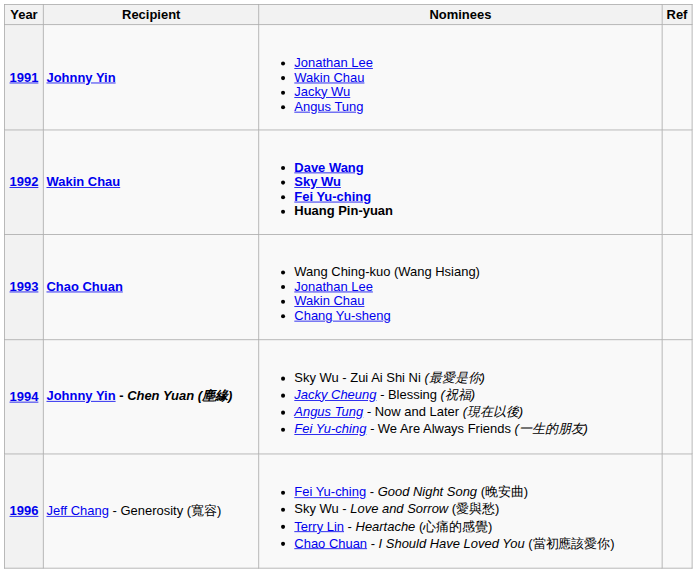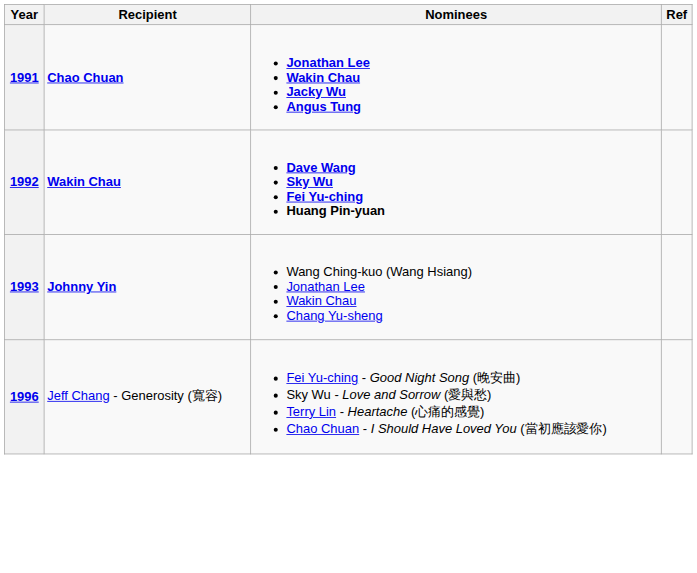(81, 77) Johnny Yin -> (85, 77) Chao Chuan
(460, 85) normal -> (456, 85) bold
(85, 287) Chao Chuan -> (82, 287) Johnny Yin
- row: (24, 396)
